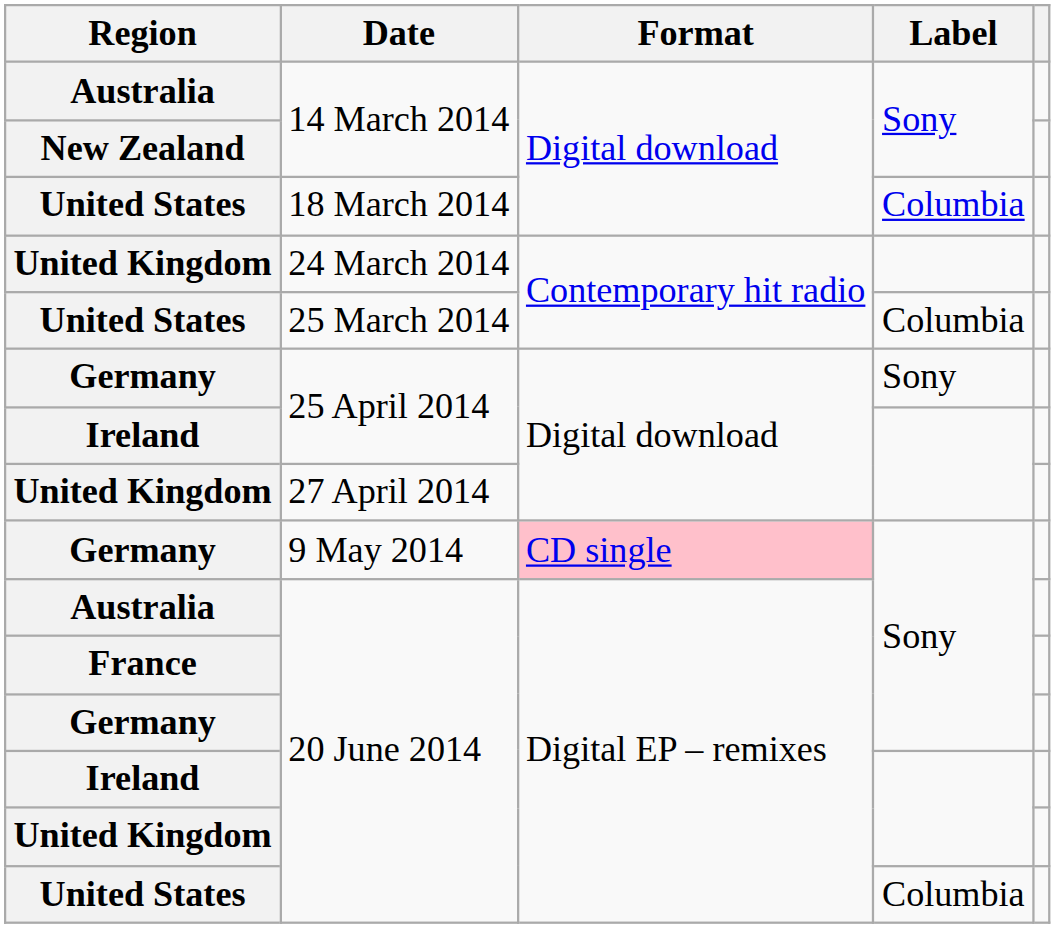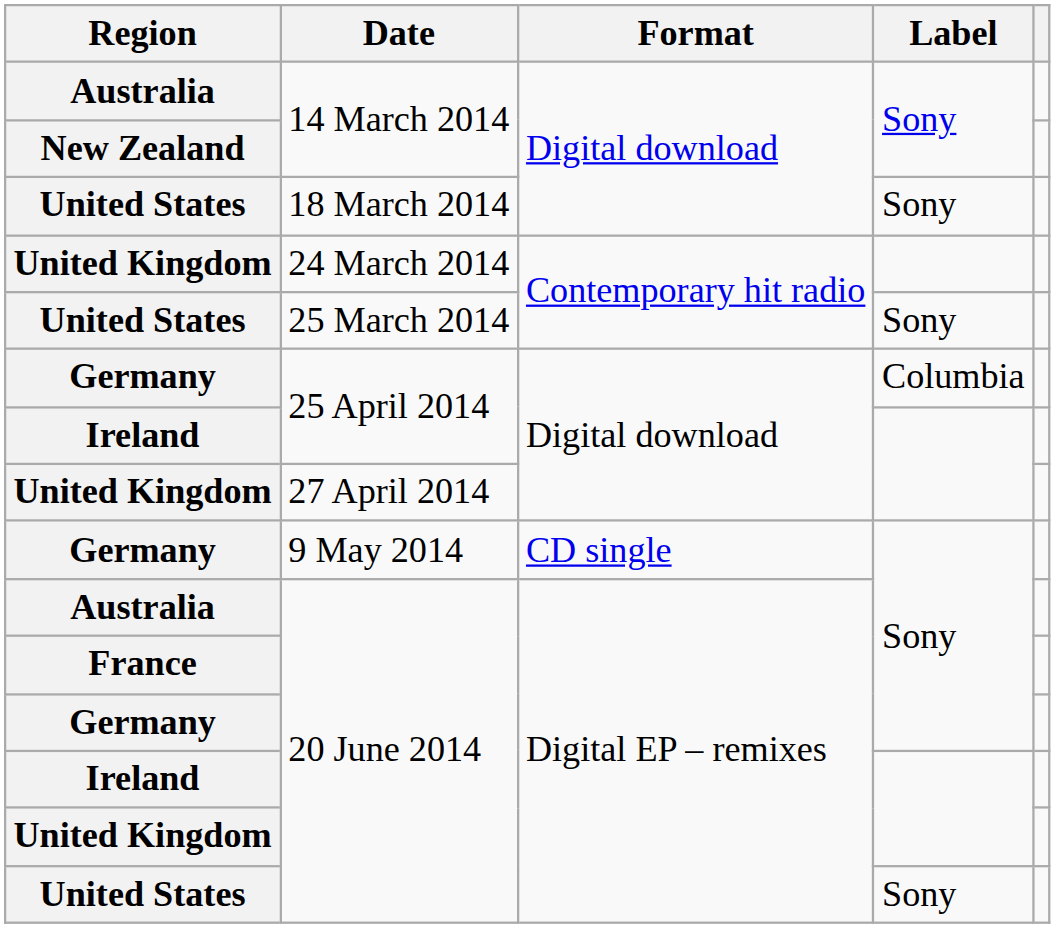(953, 205) Columbia -> (919, 205) Sony
(953, 319) Columbia -> (919, 319) Sony
(919, 377) Sony -> (953, 377) Columbia
(599, 549) pink background -> (599, 549) no background
(953, 893) Columbia -> (919, 893) Sony
